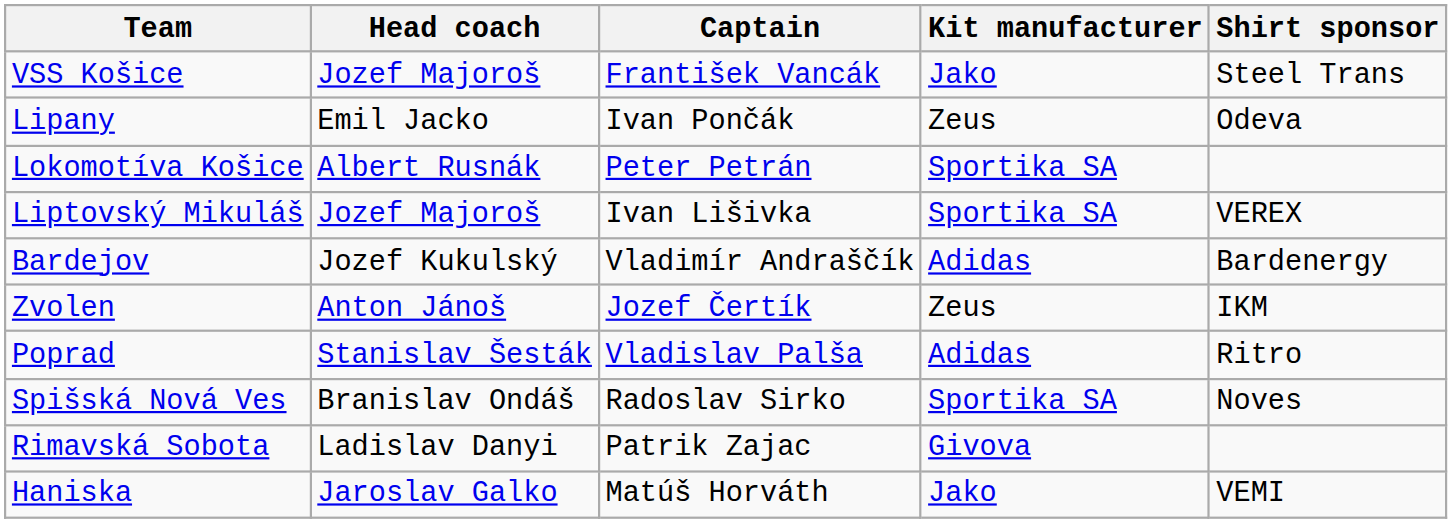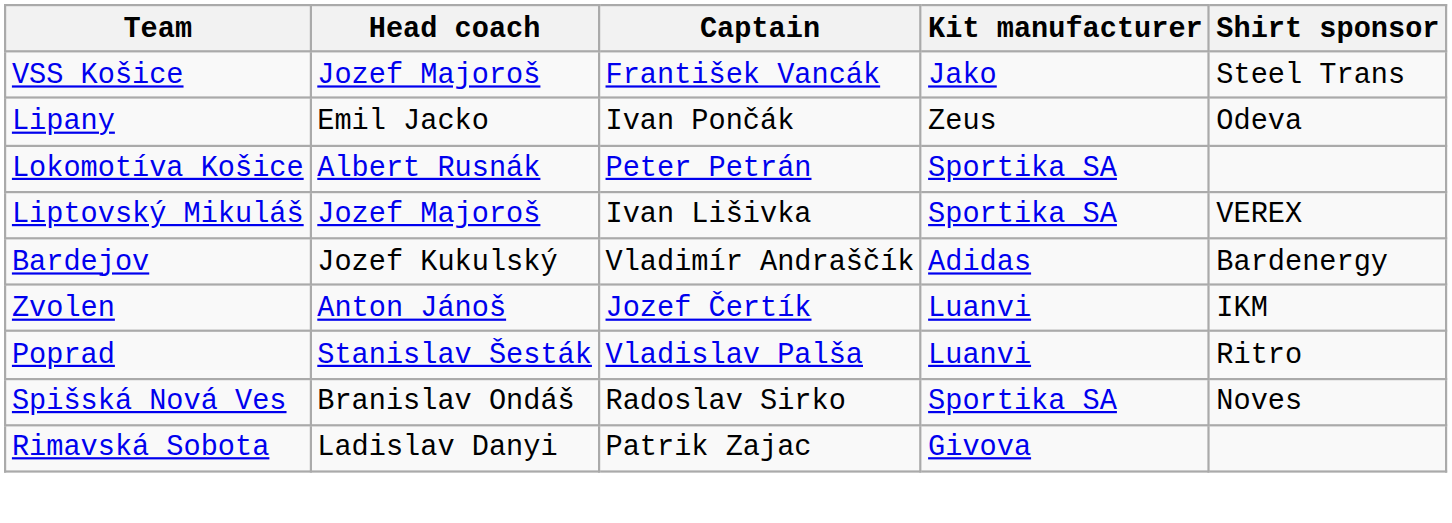(962, 308) Zeus -> (980, 308) Luanvi
(980, 355) Adidas -> (980, 355) Luanvi
- row: (72, 495)
